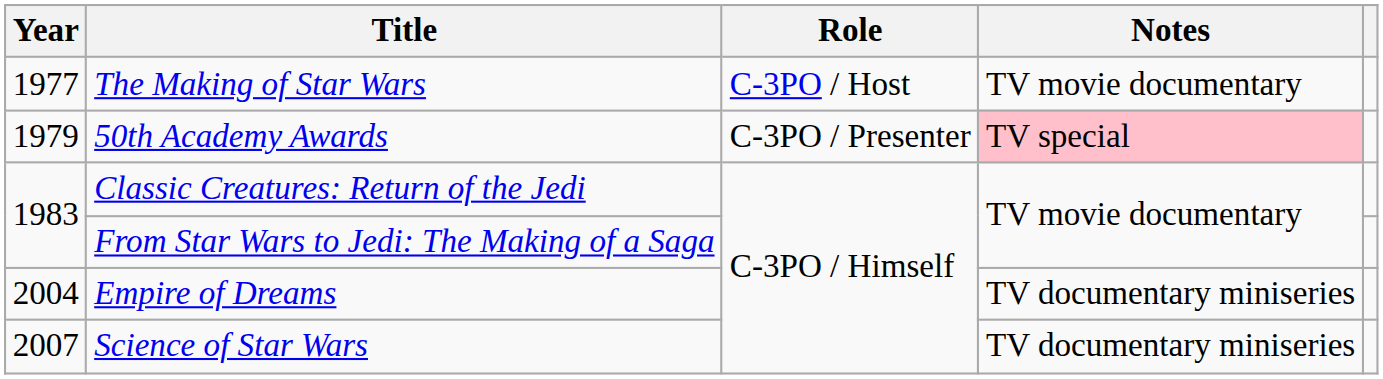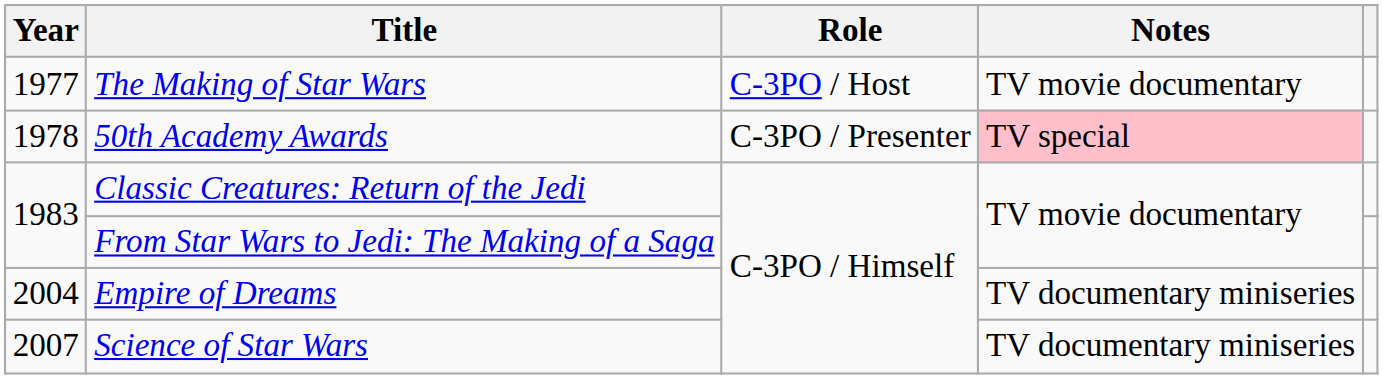(46, 135) 1979 -> (46, 135) 1978
